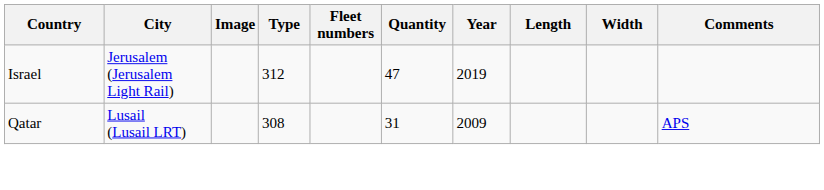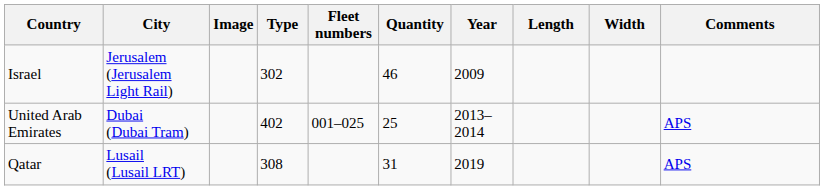(273, 74) 312 -> (272, 74) 302
(392, 74) 47 -> (390, 74) 46
(472, 74) 2019 -> (469, 74) 2009
+ row: (45, 123)
(472, 123) 2009 -> (469, 164) 2019
